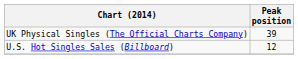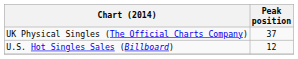(272, 34) 39 -> (272, 34) 37
